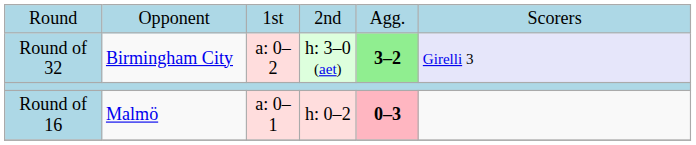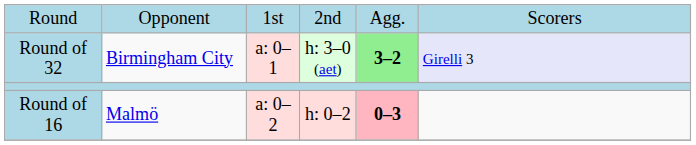(273, 57) a: 0–2 -> (273, 57) a: 0–1
(273, 115) a: 0–1 -> (273, 115) a: 0–2
